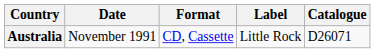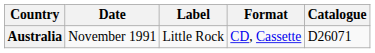columns swapped: (198, 15) <-> (271, 15)
